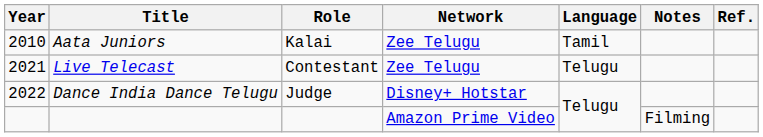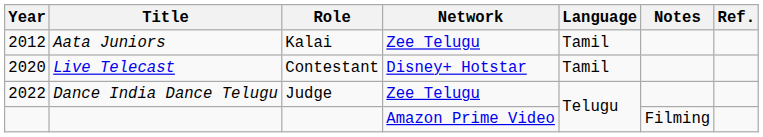(27, 43) 2010 -> (27, 43) 2012
(27, 68) 2021 -> (27, 68) 2020
(433, 68) Zee Telugu -> (457, 68) Disney+ Hotstar
(590, 68) Telugu -> (586, 68) Tamil
(457, 94) Disney+ Hotstar -> (433, 94) Zee Telugu
